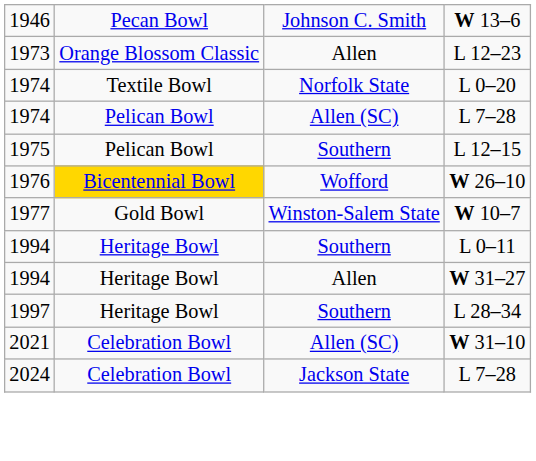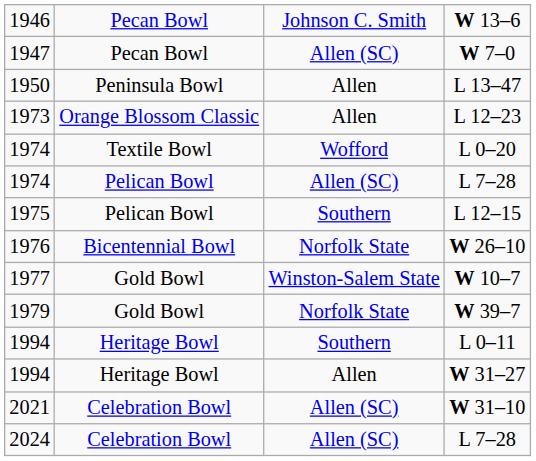+ row: (30, 52)
+ row: (30, 85)
(354, 85) Norfolk State -> (354, 149) Wofford
(159, 181) gold background -> (159, 246) no background
(354, 181) Wofford -> (354, 246) Norfolk State
+ row: (30, 310)
- row: (30, 310)
(354, 375) Jackson State -> (354, 439) Allen (SC)
